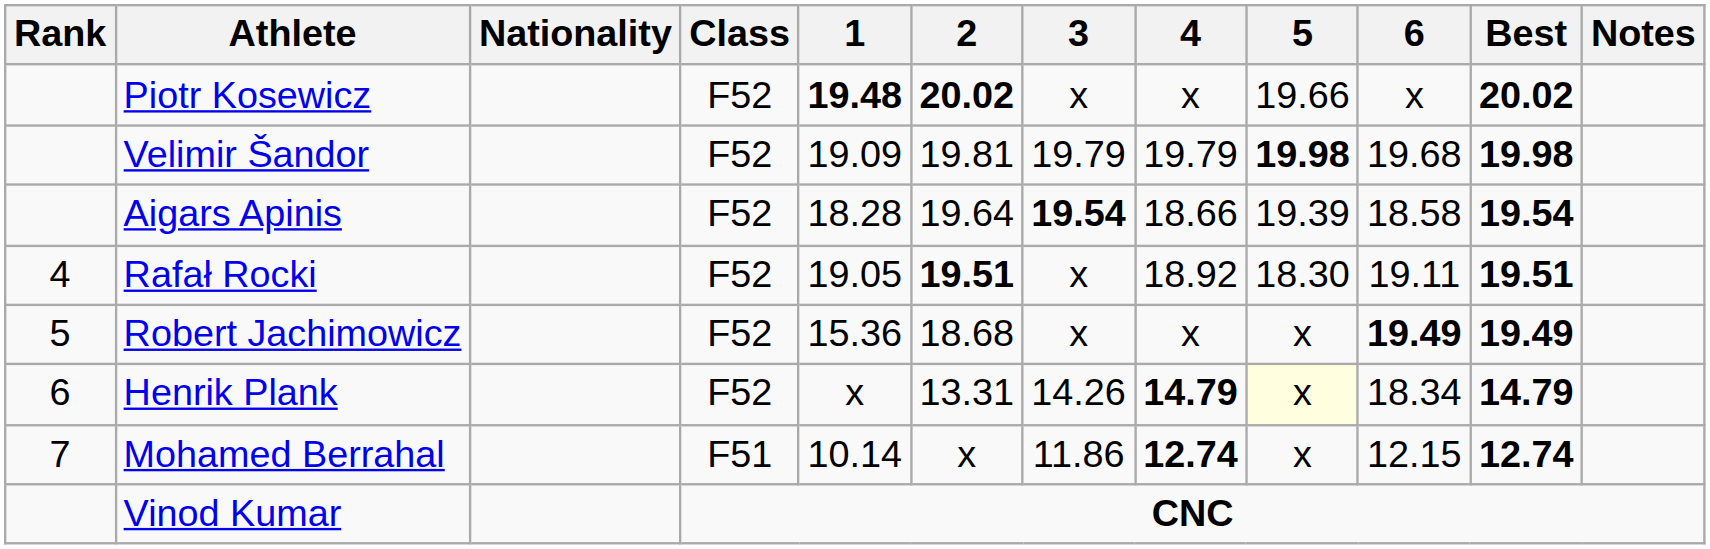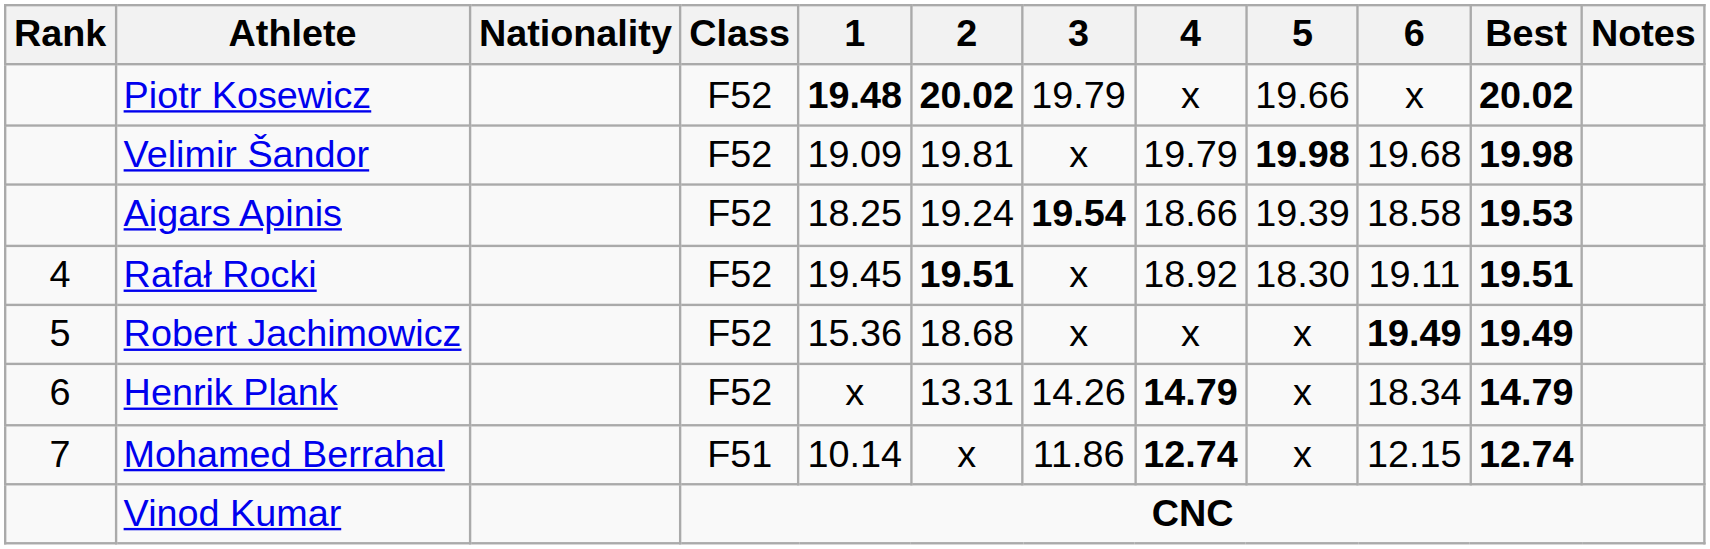(1079, 94) x -> (1079, 94) 19.79
(1079, 154) 19.79 -> (1079, 154) x
(855, 214) 18.28 -> (855, 214) 18.25
(967, 214) 19.64 -> (967, 214) 19.24
(1526, 214) 19.54 -> (1526, 214) 19.53
(855, 273) 19.05 -> (855, 273) 19.45
(1302, 393) lightyellow background -> (1302, 393) no background
